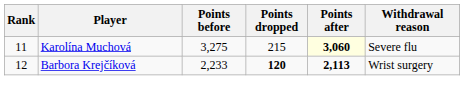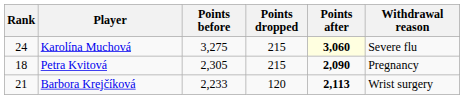(21, 46) 11 -> (21, 46) 24
+ row: (74, 65)
(21, 65) 12 -> (21, 84) 21
(277, 65) bold -> (277, 84) normal
